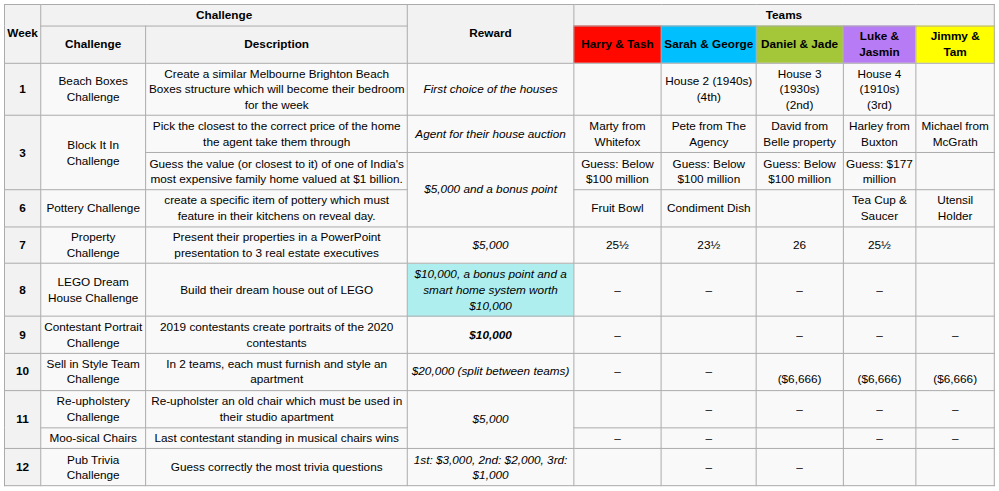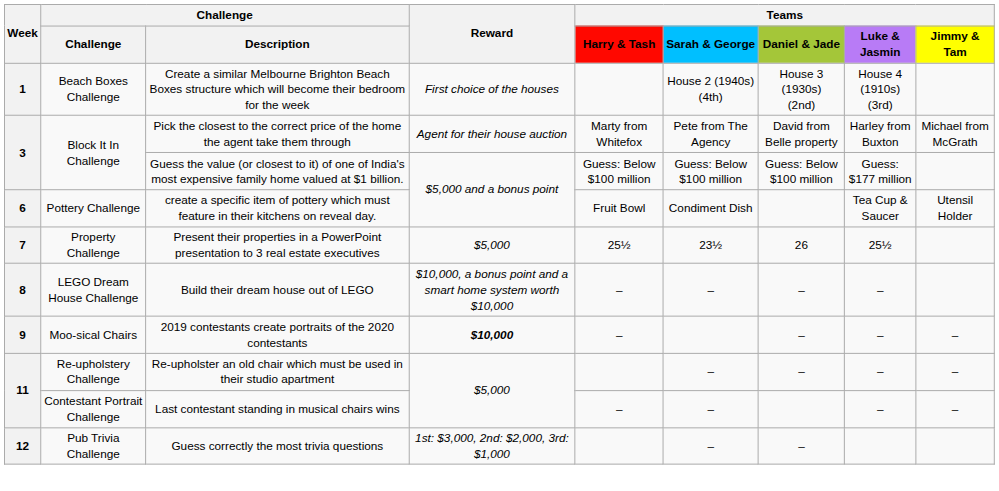(491, 290) paleturquoise background -> (492, 290) no background
(93, 335) Contestant Portrait Challenge -> (93, 335) Moo-sical Chairs
- row: (277, 372)
(93, 438) Moo-sical Chairs -> (93, 409) Contestant Portrait Challenge
